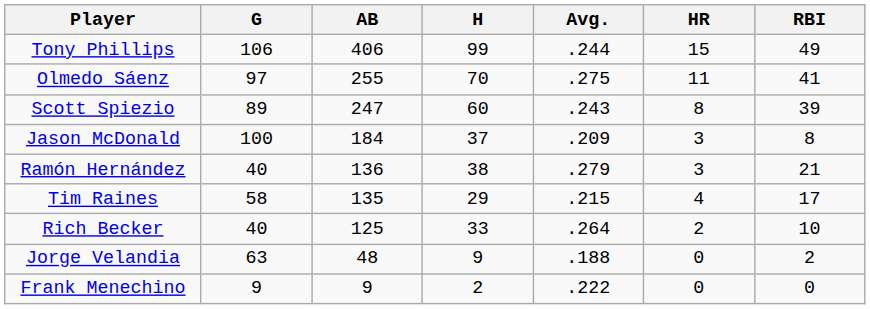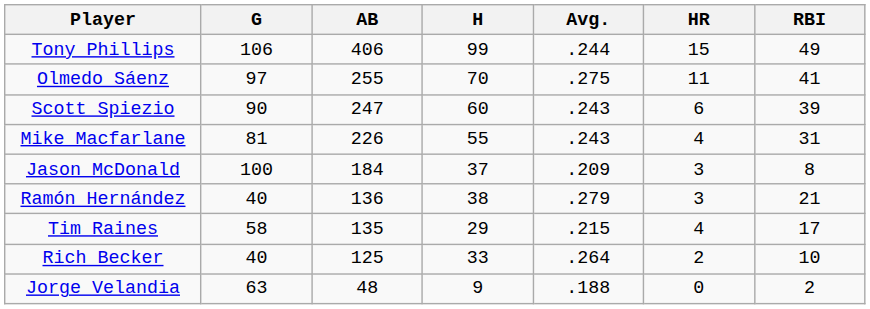(257, 109) 89 -> (257, 109) 90
(699, 109) 8 -> (699, 109) 6
+ row: (103, 139)
- row: (103, 289)
